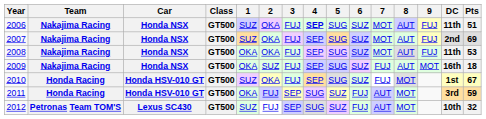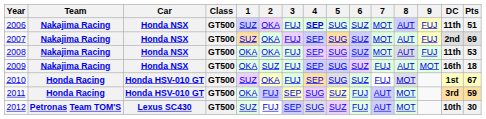(472, 107) 32 -> (472, 107) 30
